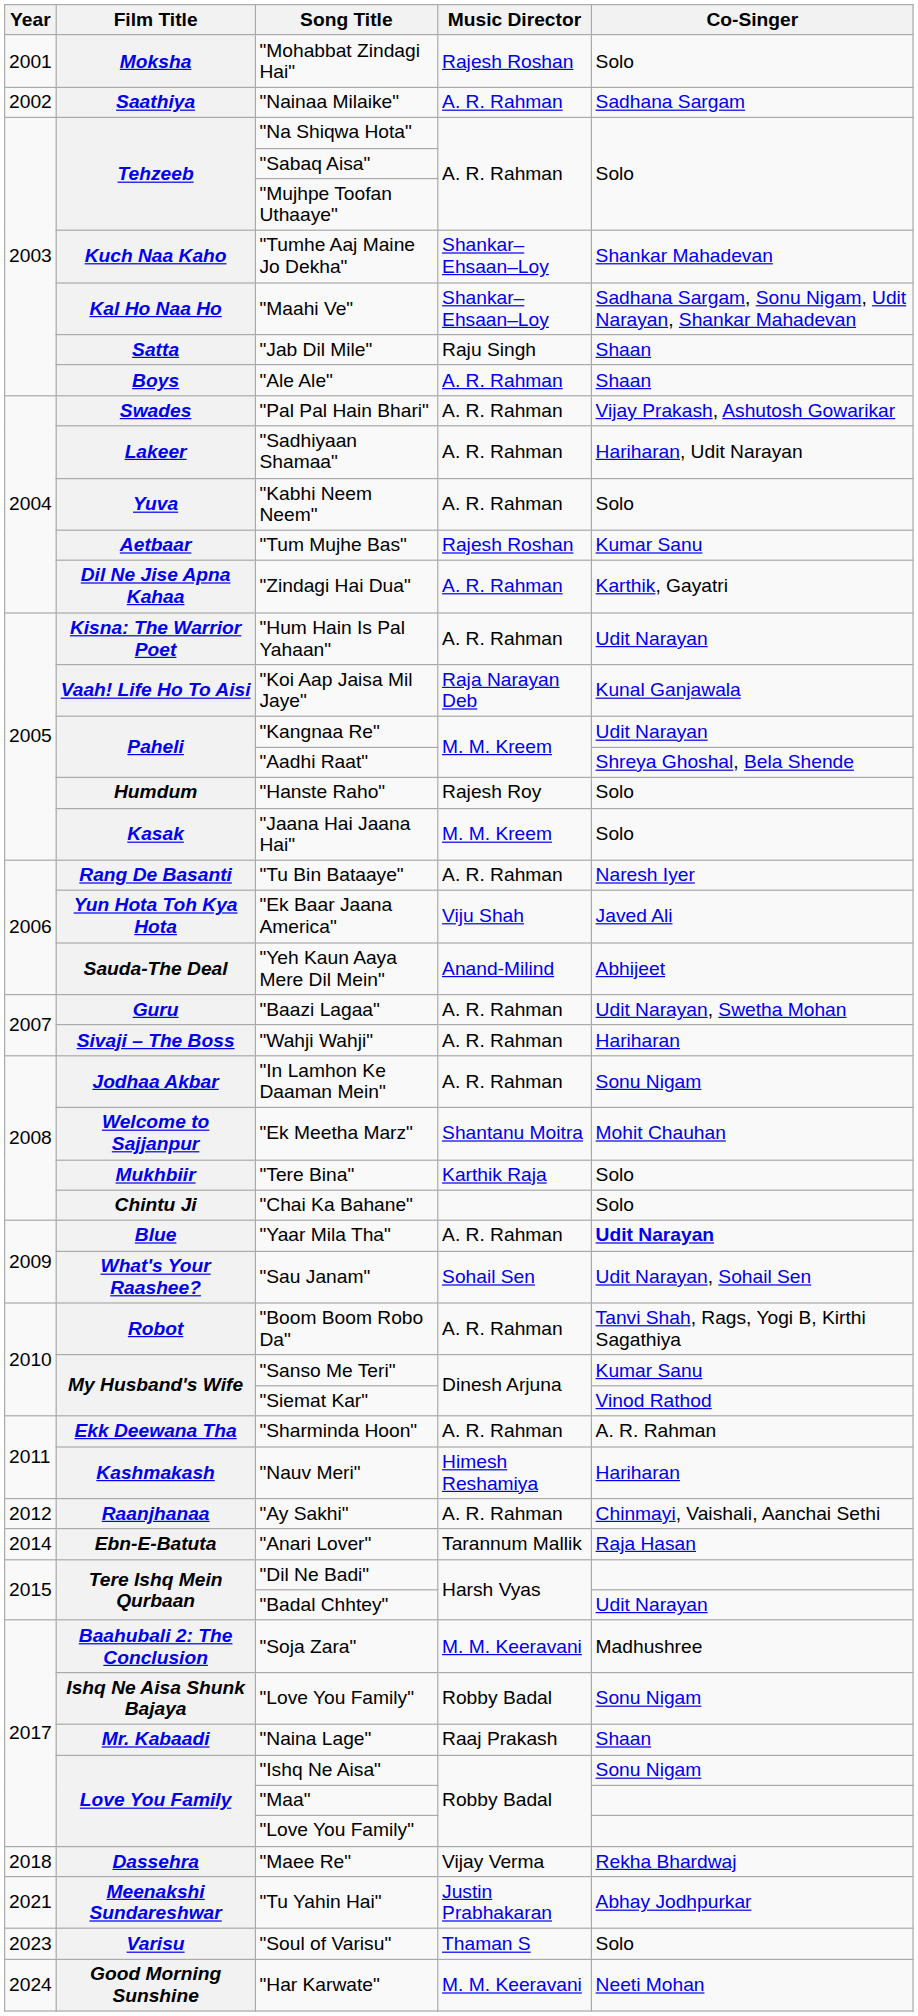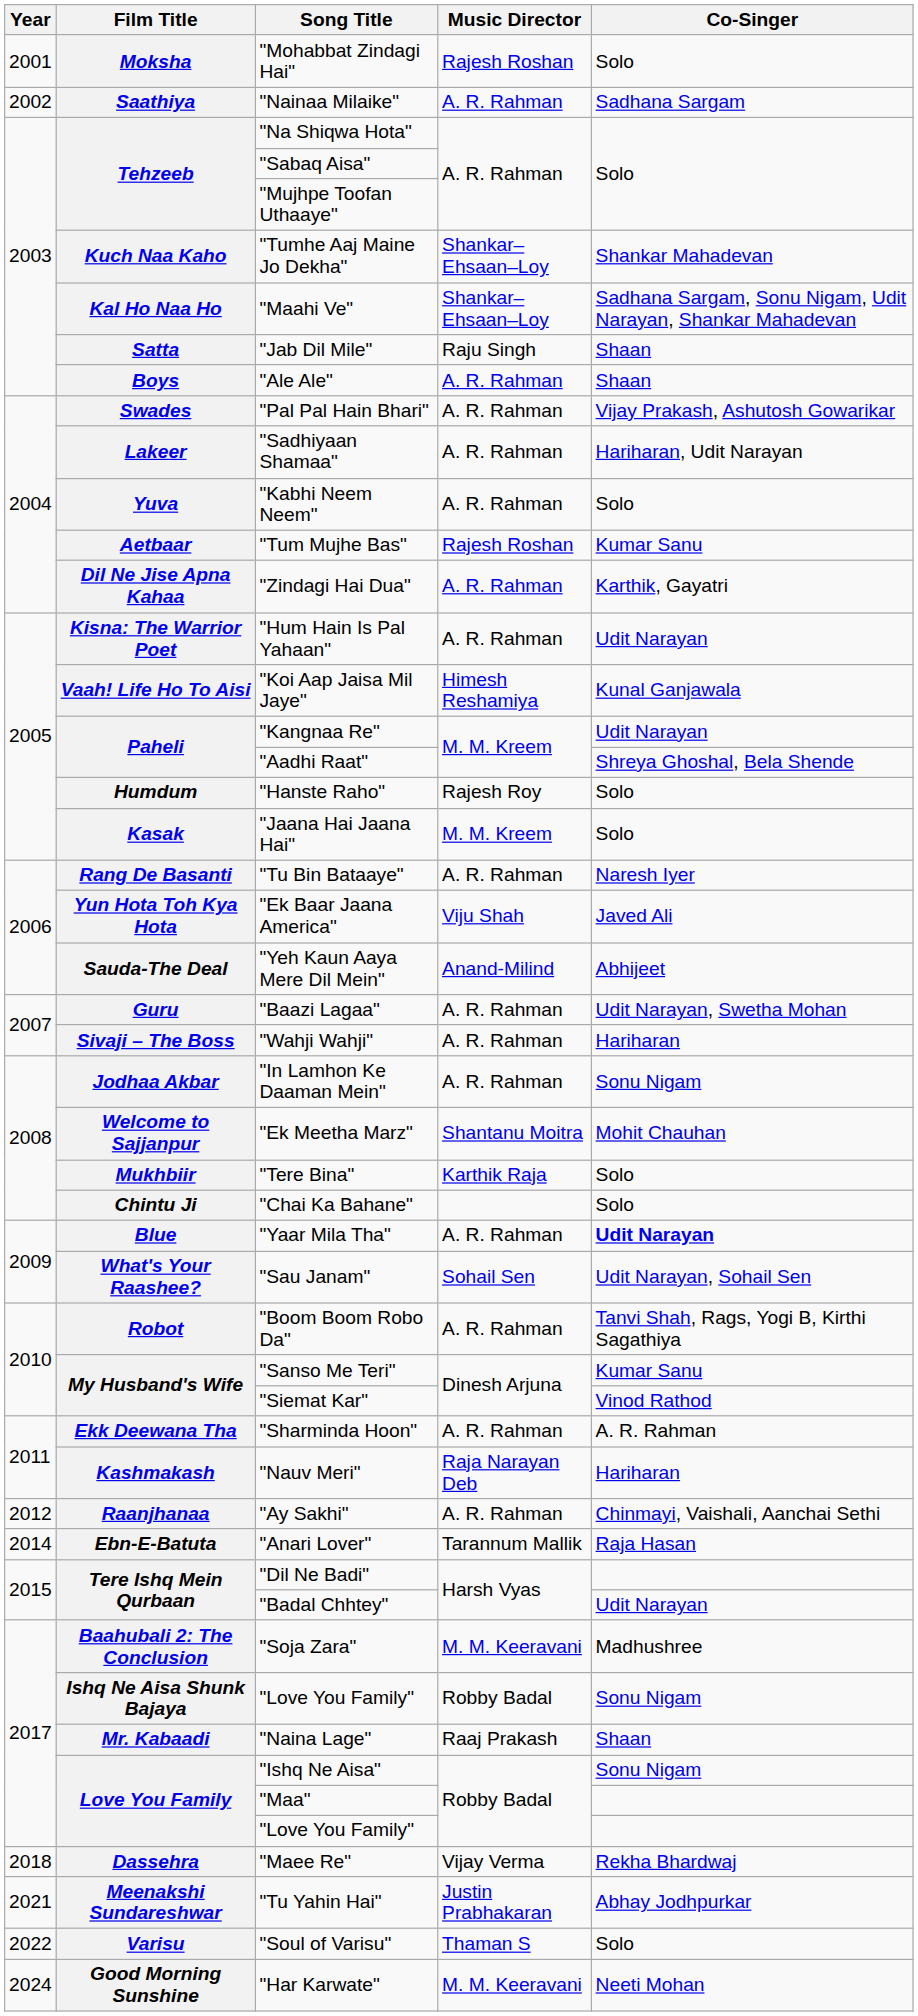(501, 690) Raja Narayan Deb -> (490, 690) Himesh Reshamiya
(490, 1472) Himesh Reshamiya -> (501, 1472) Raja Narayan Deb
(30, 1943) 2023 -> (30, 1943) 2022
